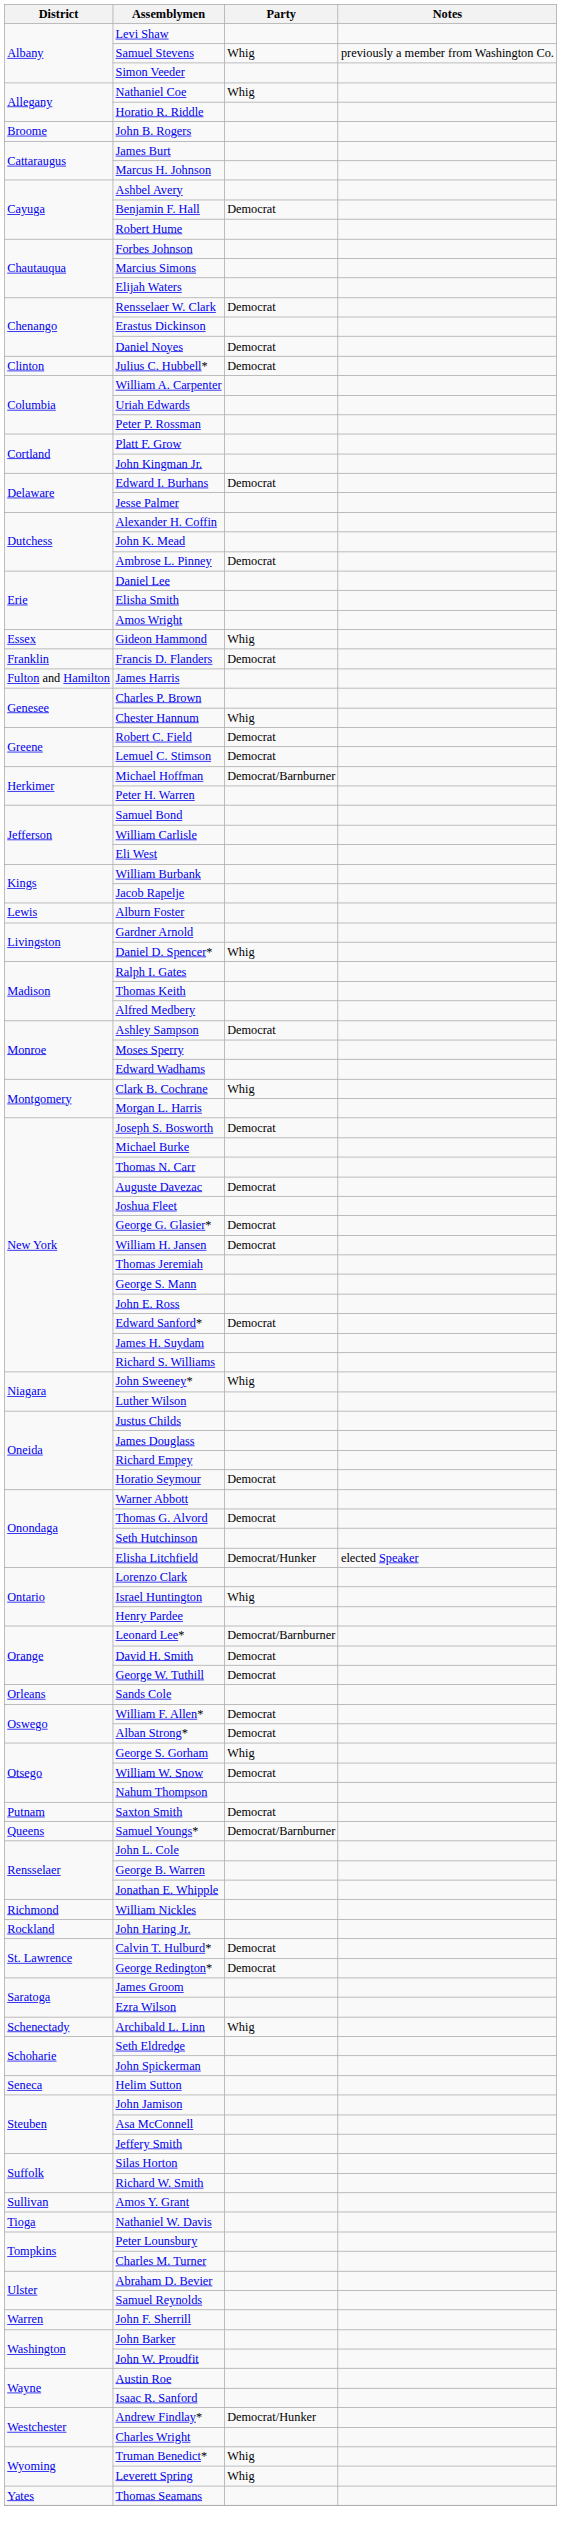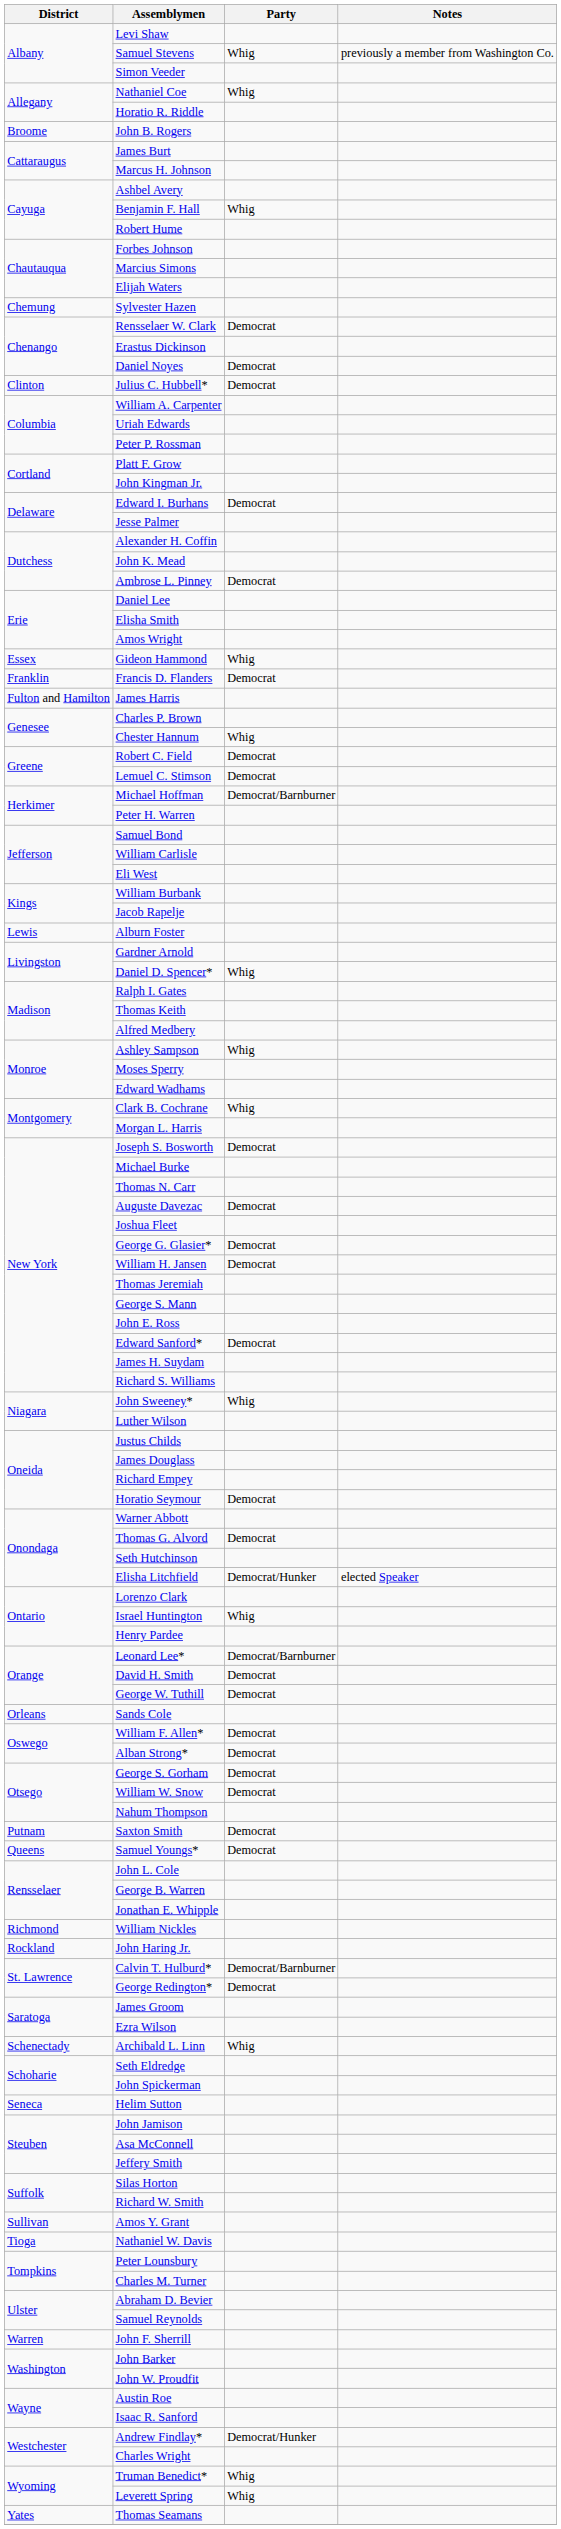(251, 209) Democrat -> (241, 209) Whig
+ row: (156, 307)
(251, 1030) Democrat -> (241, 1049) Whig
(241, 1753) Whig -> (251, 1772) Democrat
(281, 1831) Democrat/Barnburner -> (251, 1850) Democrat
(251, 1948) Democrat -> (281, 1968) Democrat/Barnburner
